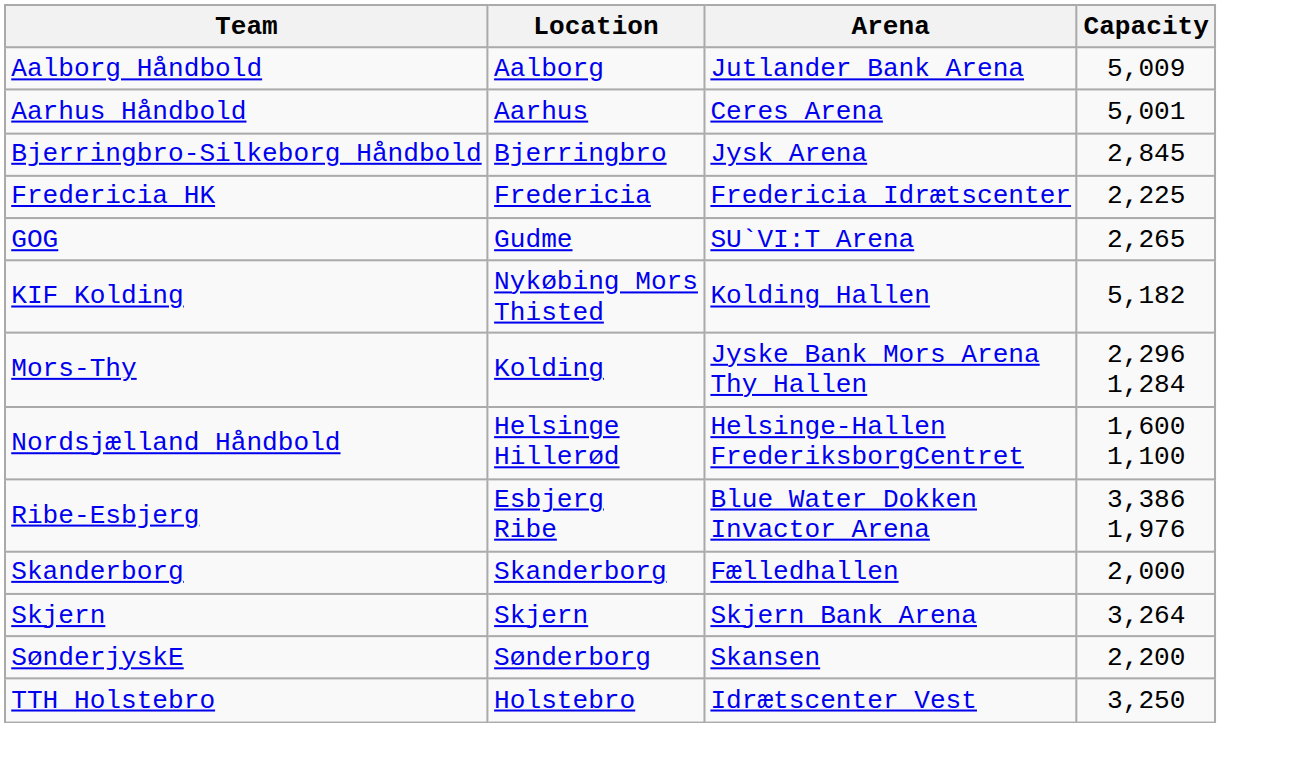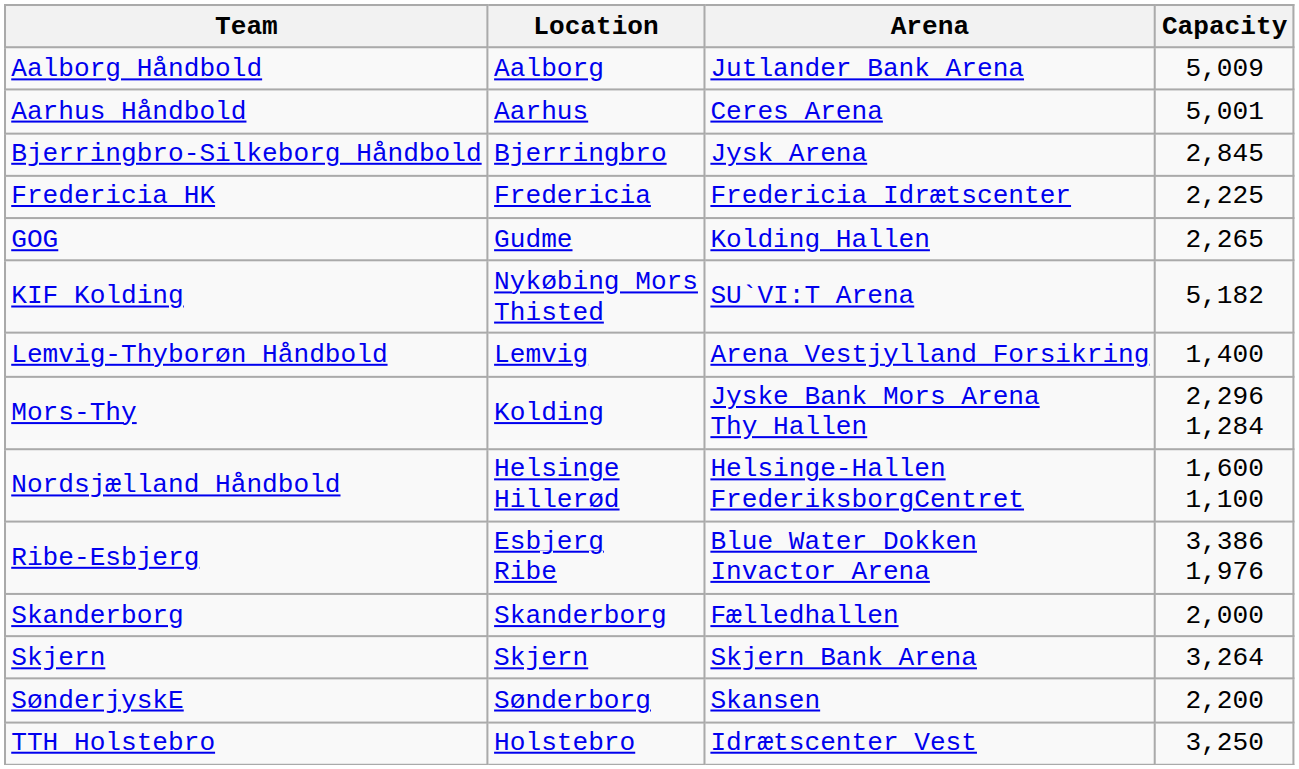(812, 239) SU`VI:T Arena -> (820, 239) Kolding Hallen
(820, 297) Kolding Hallen -> (812, 297) SU`VI:T Arena
+ row: (199, 355)
